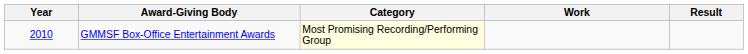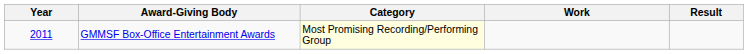(41, 35) 2010 -> (41, 35) 2011
